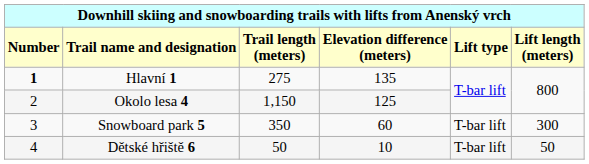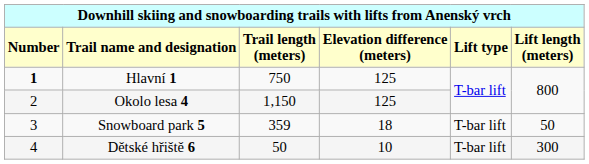(280, 78) 275 -> (280, 78) 750
(385, 78) 135 -> (385, 78) 125
(280, 124) 350 -> (280, 124) 359
(385, 124) 60 -> (385, 124) 18
(548, 124) 300 -> (548, 124) 50
(548, 147) 50 -> (548, 147) 300
